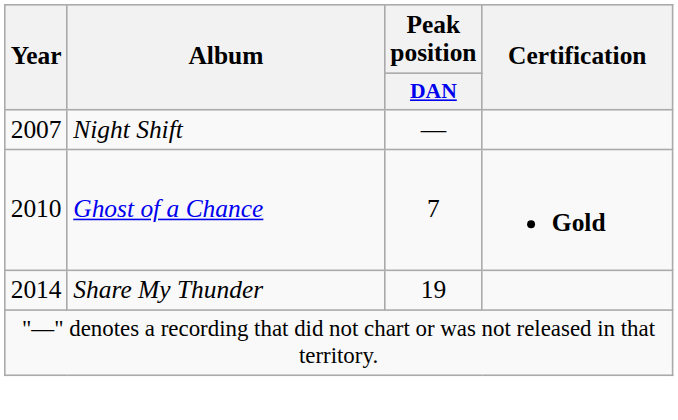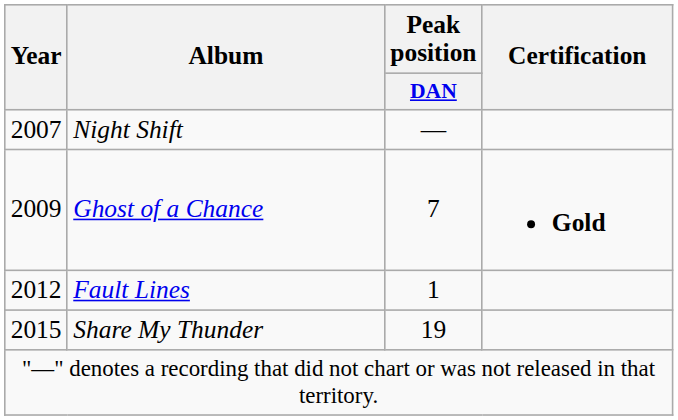(36, 209) 2010 -> (36, 209) 2009
+ row: (132, 289)
(36, 289) 2014 -> (36, 329) 2015
